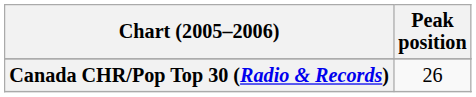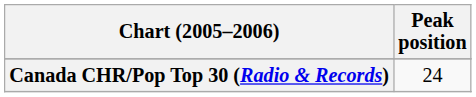(432, 75) 26 -> (432, 75) 24
